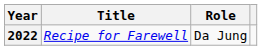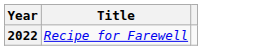- column: (221, 15)
